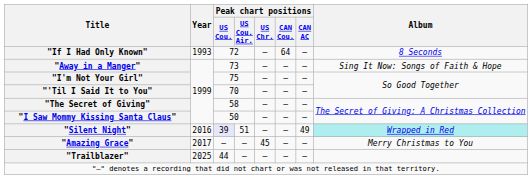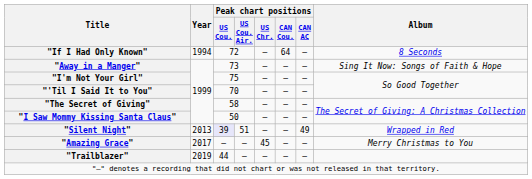(202, 53) 1993 -> (202, 53) 1994
(202, 130) 2016 -> (202, 130) 2013
(420, 130) paleturquoise background -> (420, 130) no background
(202, 156) 2025 -> (202, 156) 2019
